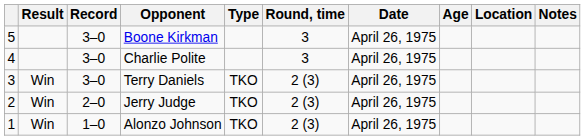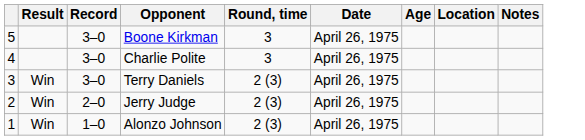- column: (244, 15)
